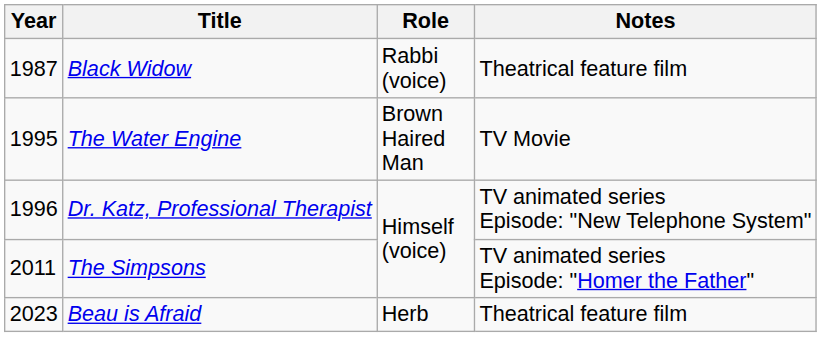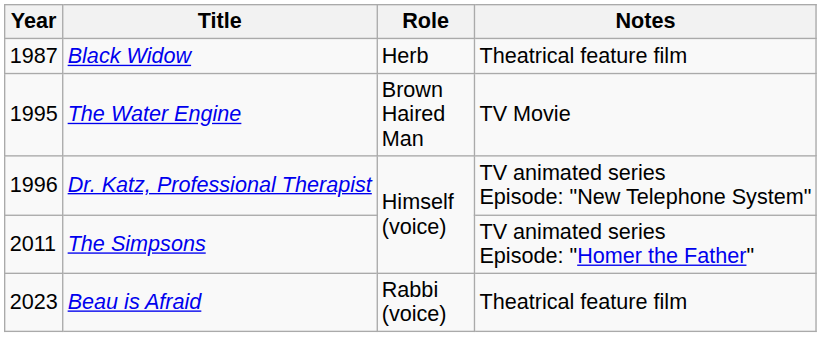(414, 68) Rabbi (voice) -> (405, 55) Herb
(405, 314) Herb -> (414, 302) Rabbi (voice)
